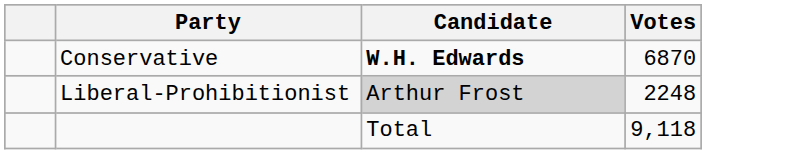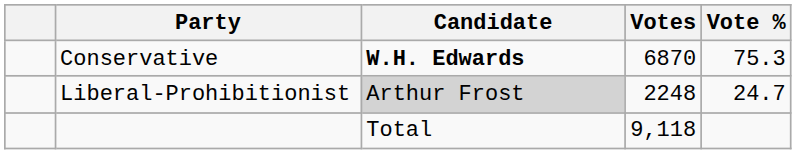+ column: (746, 23)
